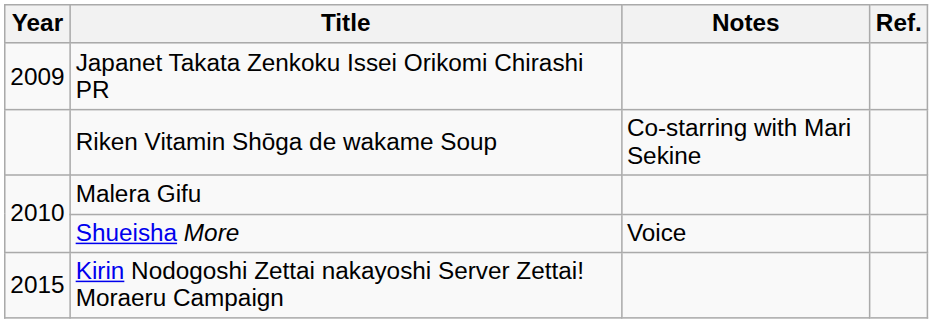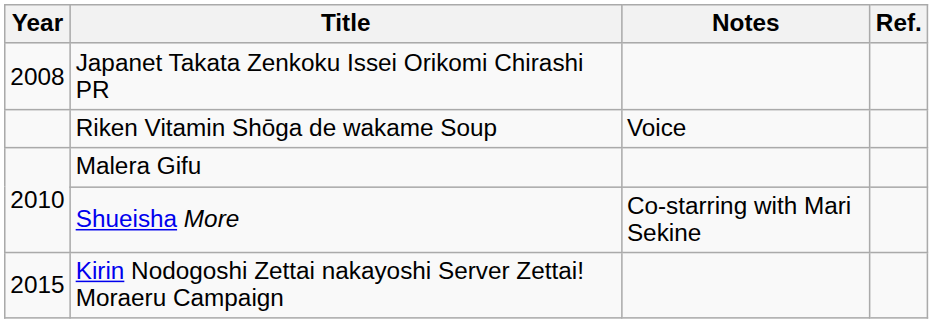(37, 76) 2009 -> (37, 76) 2008
(739, 141) Co-starring with Mari Sekine -> (657, 128) Voice
(657, 232) Voice -> (739, 219) Co-starring with Mari Sekine
